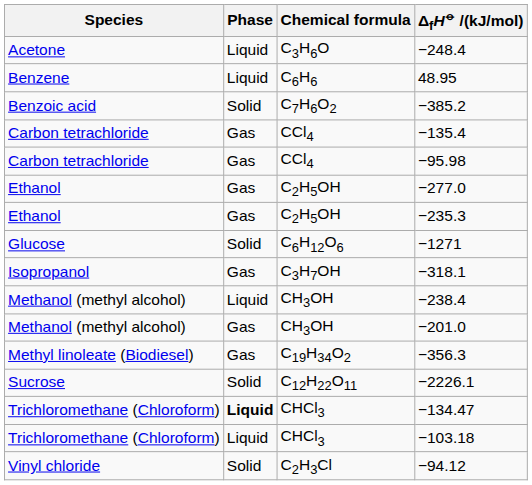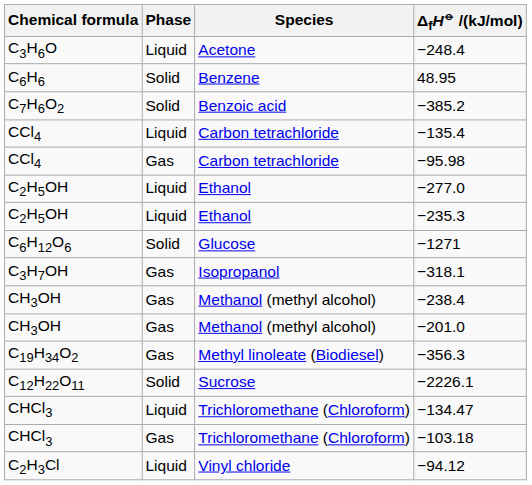columns swapped: (114, 20) <-> (346, 20)
(248, 77) Liquid -> (163, 77) Solid
(241, 133) Gas -> (166, 133) Liquid
(241, 188) Gas -> (166, 188) Liquid
(241, 216) Gas -> (166, 216) Liquid
(248, 299) Liquid -> (160, 299) Gas
(250, 410) bold -> (166, 410) normal
(248, 438) Liquid -> (160, 438) Gas
(244, 465) Solid -> (166, 465) Liquid
